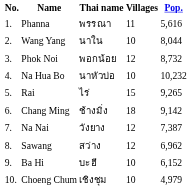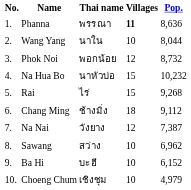(131, 23) normal -> (130, 23) bold
(171, 23) 5,616 -> (171, 23) 8,636
(131, 75) 10 -> (131, 75) 15
(171, 93) 9,265 -> (171, 93) 9,268
(171, 110) 9,142 -> (171, 110) 9,112
(131, 145) 12 -> (131, 145) 10
